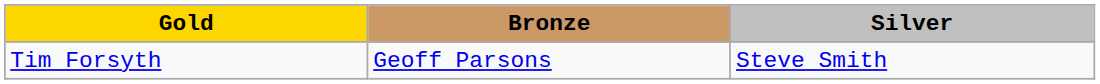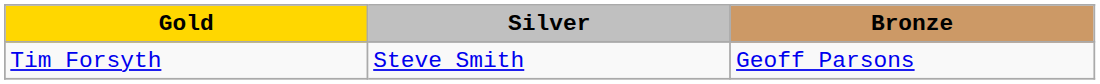columns swapped: (912, 24) <-> (549, 24)
